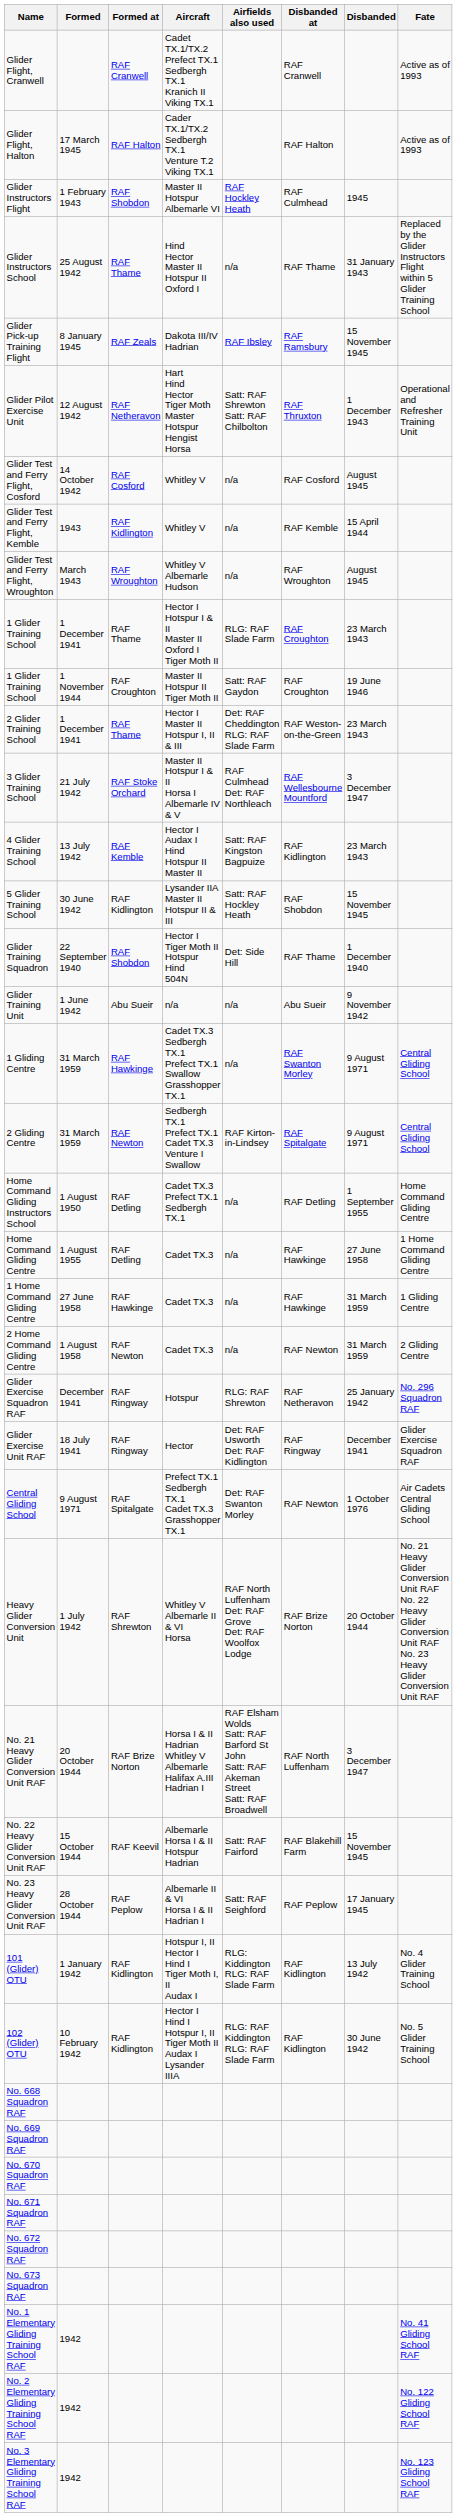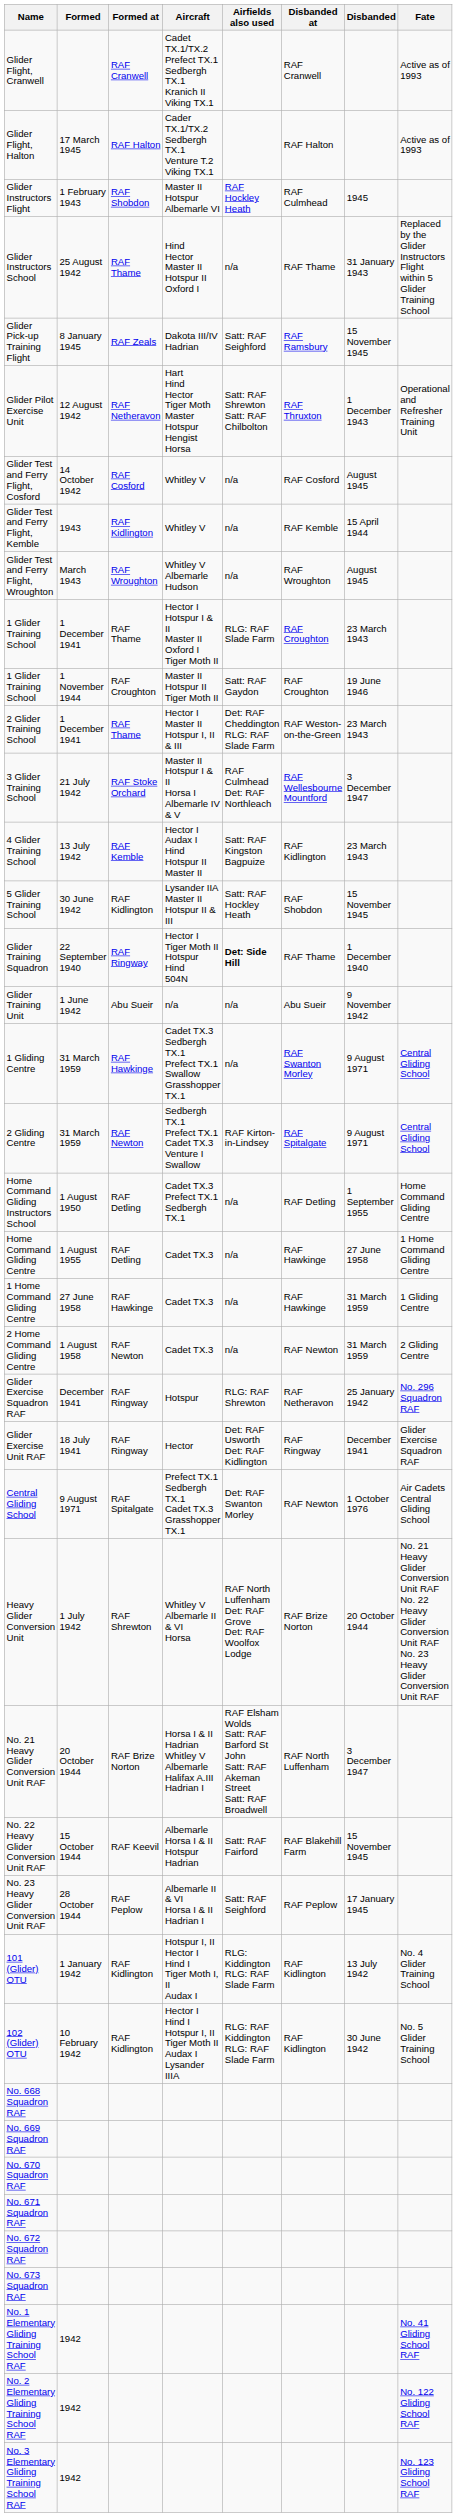(248, 342) RAF Ibsley -> (246, 342) Satt: RAF Seighford
(130, 957) RAF Shobdon -> (129, 957) RAF Ringway
(245, 957) normal -> (246, 957) bold
